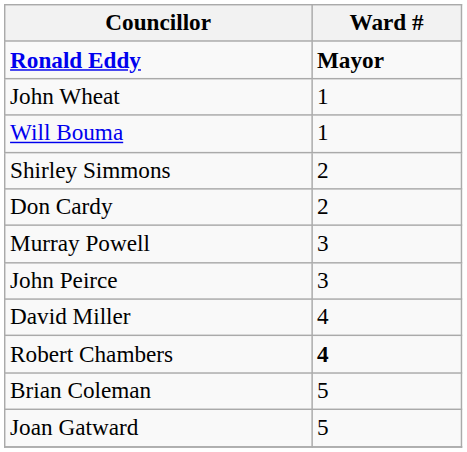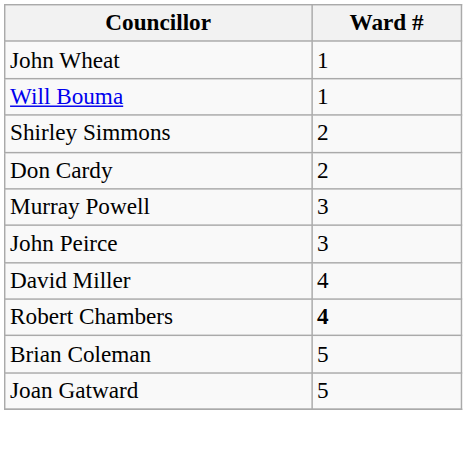- row: (76, 59)
